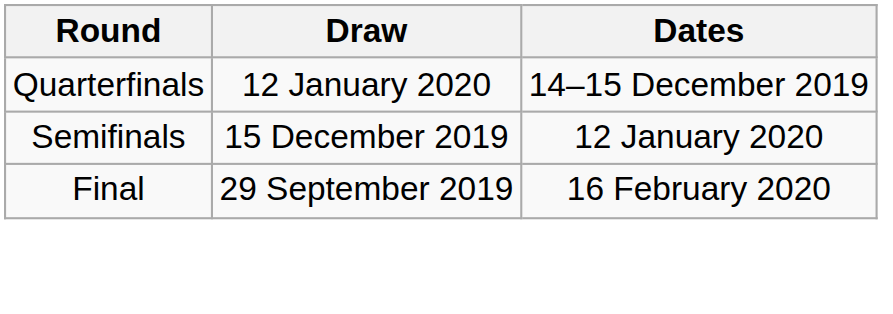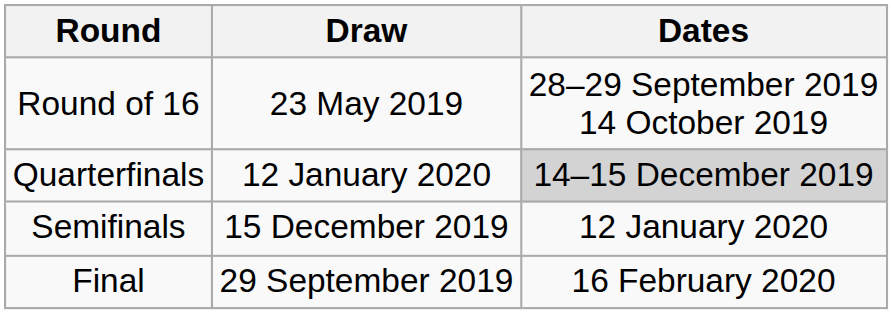+ row: (108, 102)
(699, 84) no background -> (704, 174) lightgrey background
